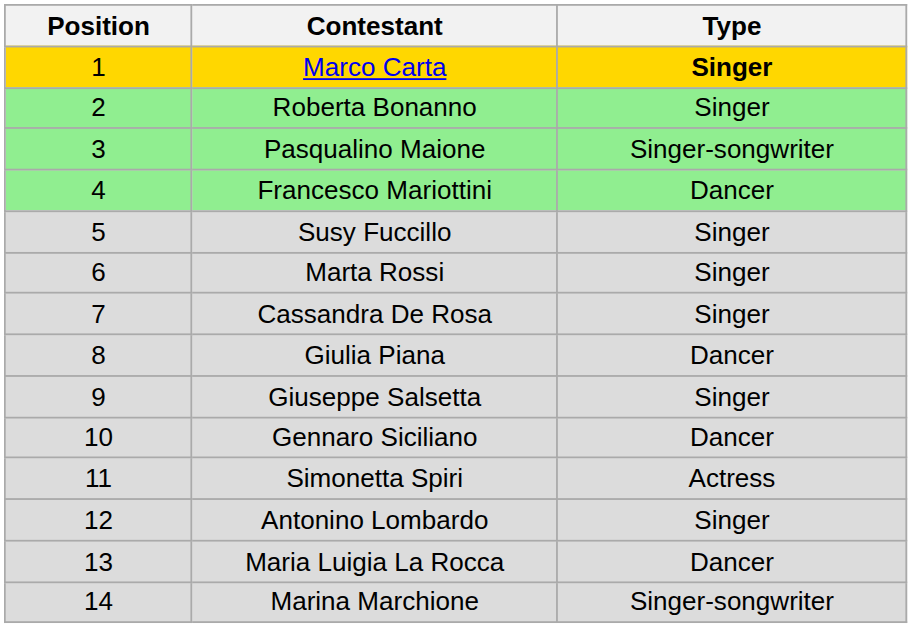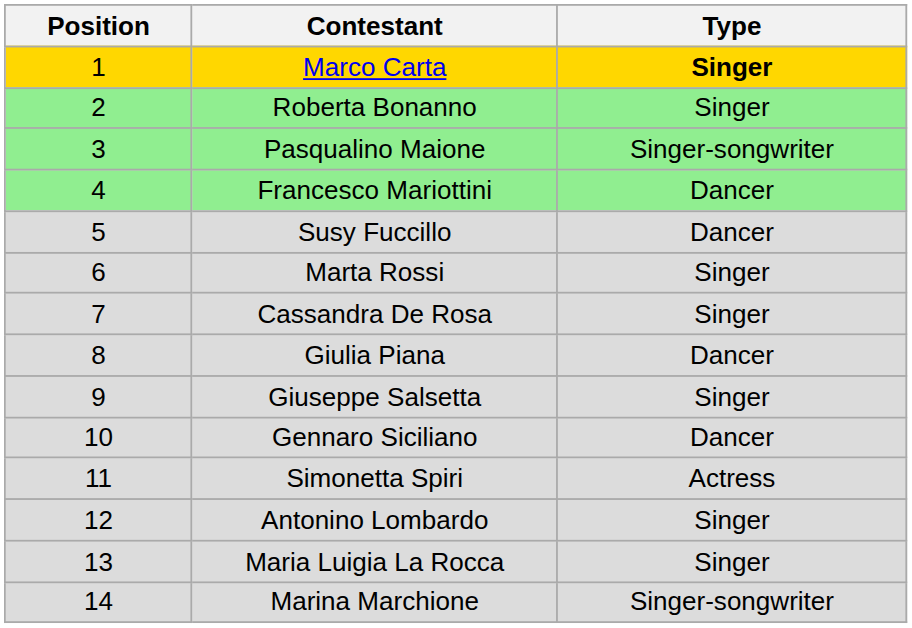(732, 232) Singer -> (732, 232) Dancer
(732, 561) Dancer -> (732, 561) Singer
